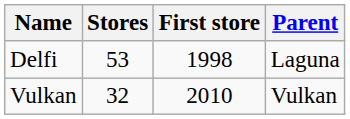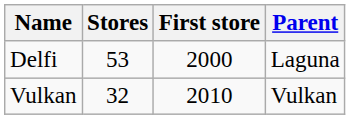(209, 59) 1998 -> (209, 59) 2000
